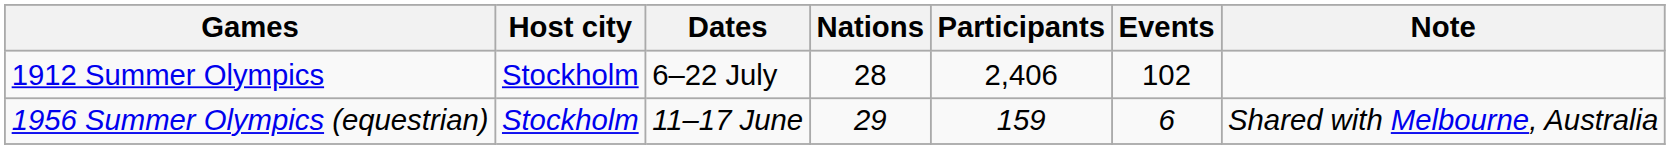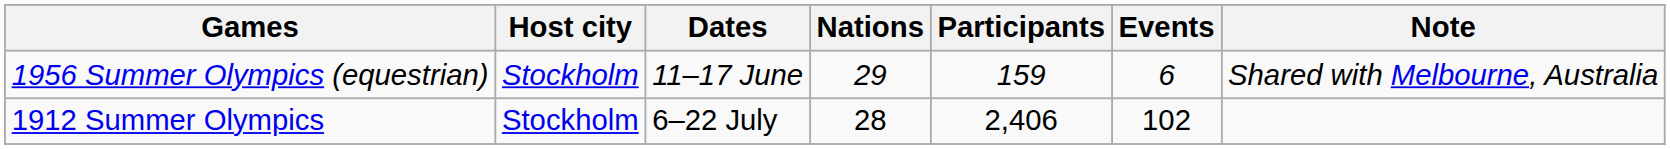rows swapped: (168, 74) <-> (250, 120)
